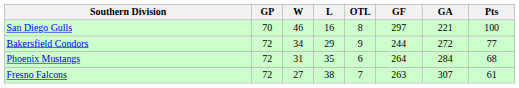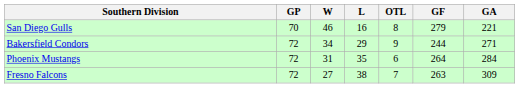- column: (492, 12)
(399, 28) 297 -> (438, 28) 279
(445, 43) 272 -> (489, 43) 271
(445, 75) 307 -> (489, 75) 309
